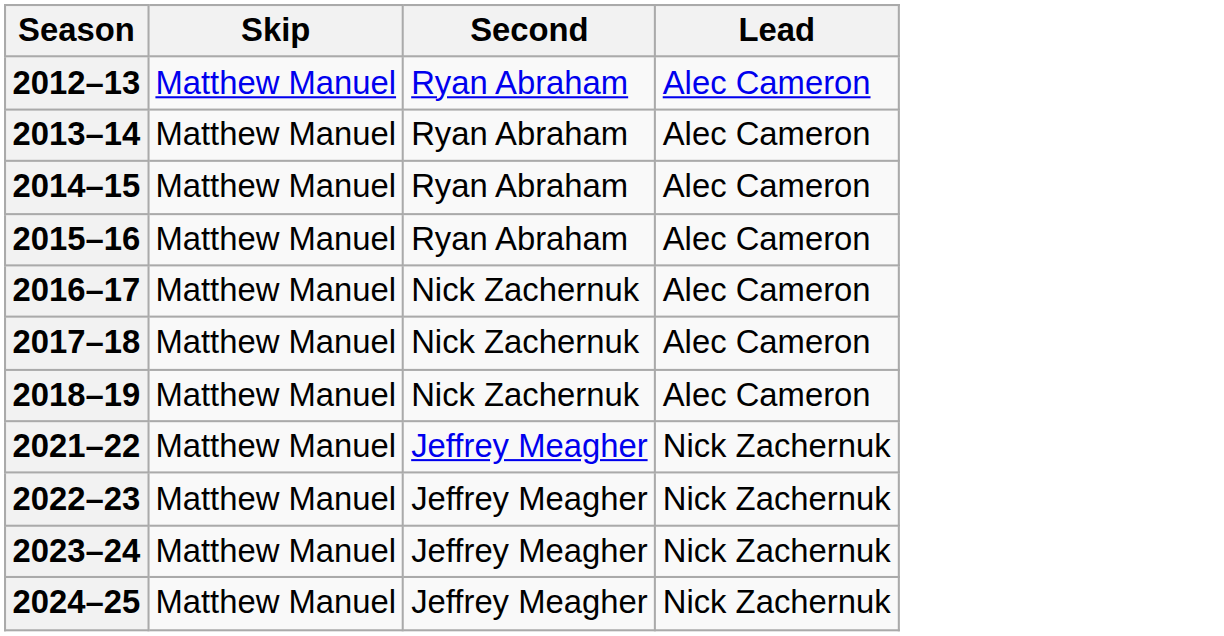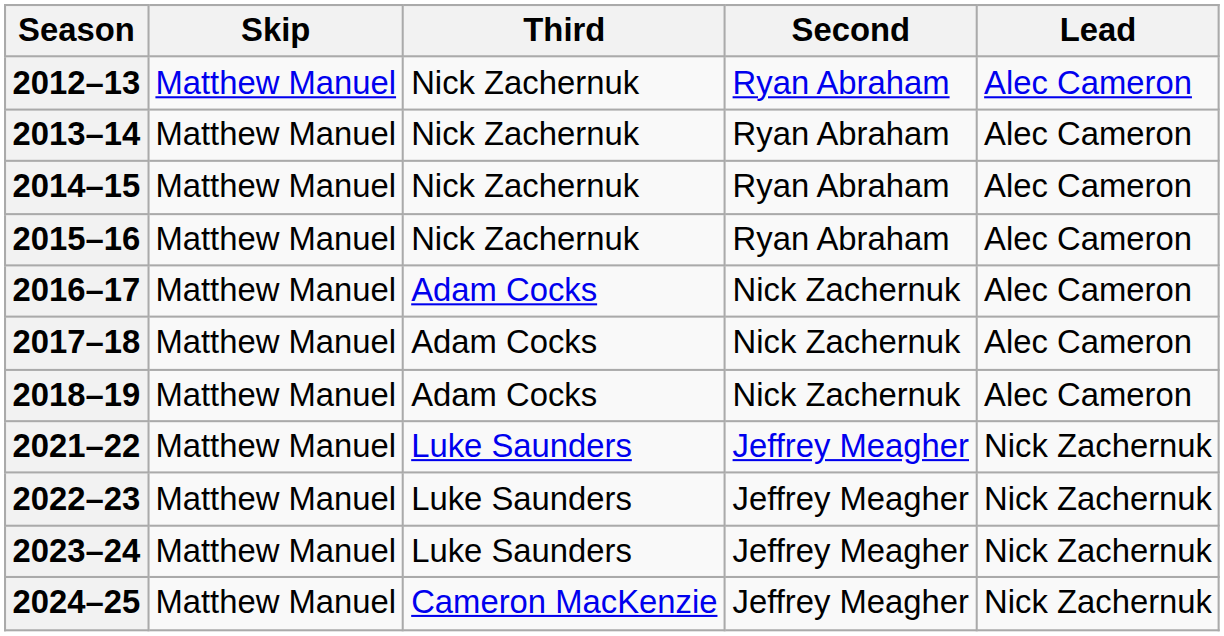+ column: (564, 30)
